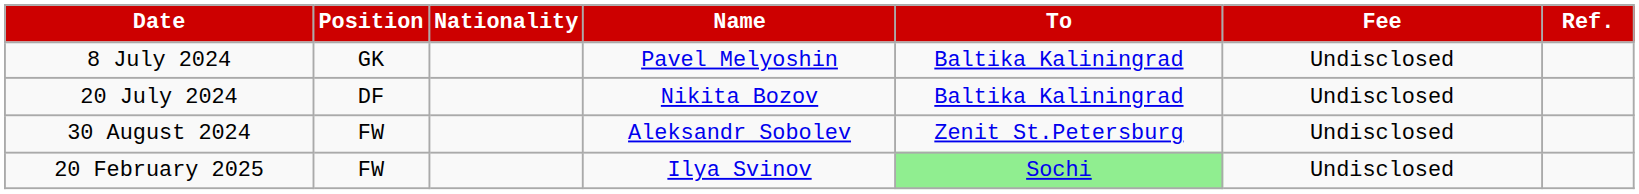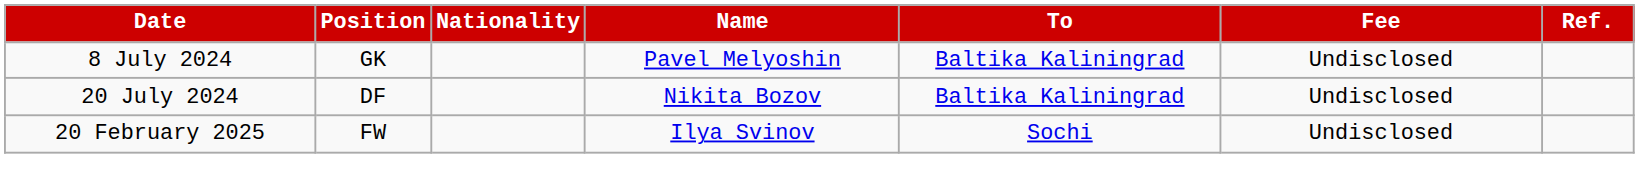- row: (159, 133)
(1059, 170) lightgreen background -> (1060, 133) no background
